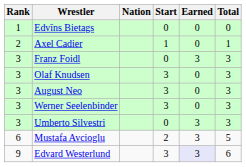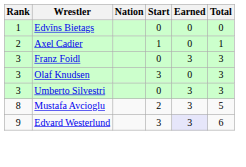- row: (58, 91)
- row: (76, 106)
(18, 138) 6 -> (18, 106) 8
